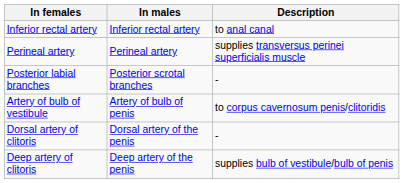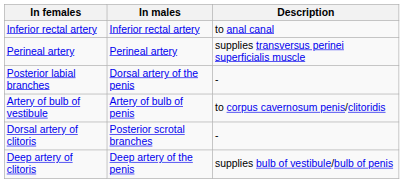(147, 79) Posterior scrotal branches -> (154, 79) Dorsal artery of the penis
(154, 136) Dorsal artery of the penis -> (147, 136) Posterior scrotal branches
